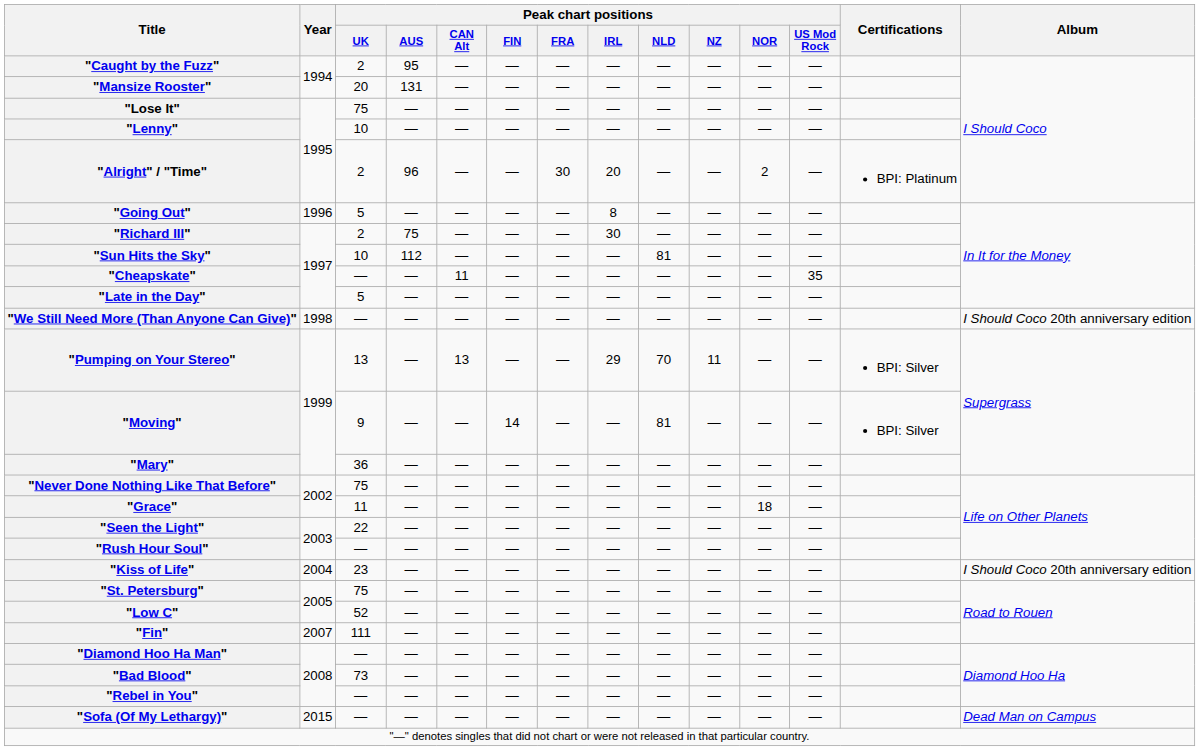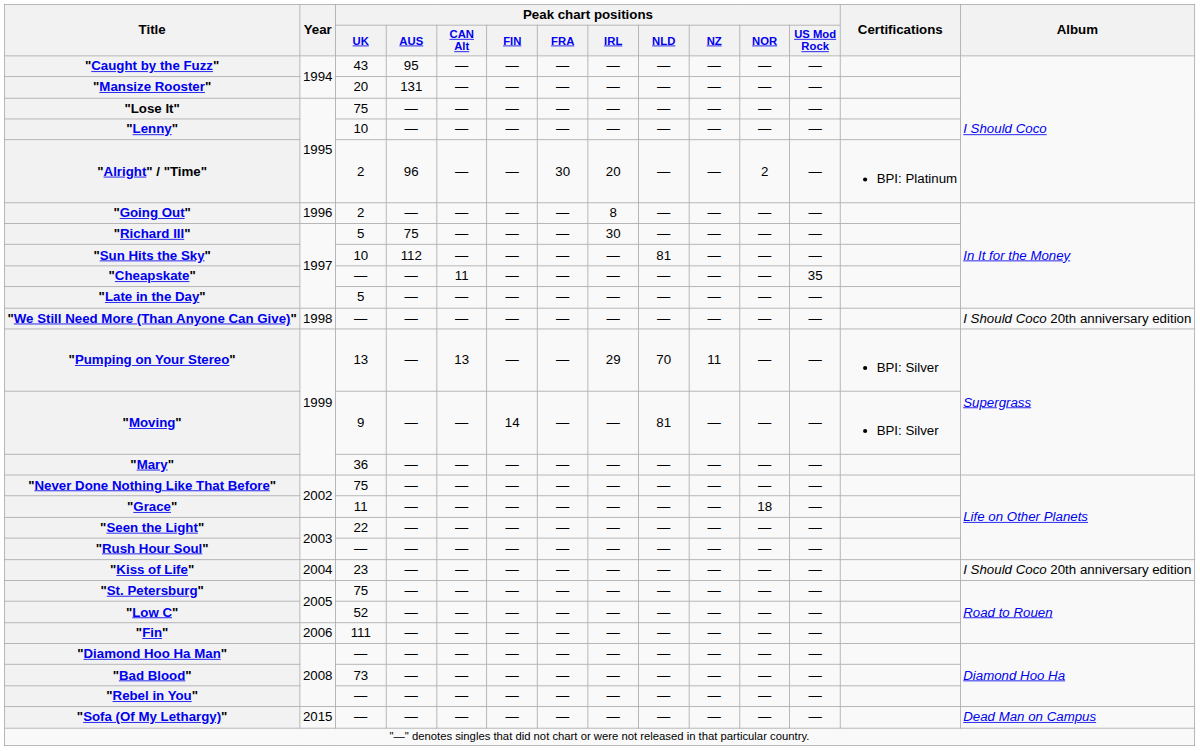(361, 66) 2 -> (361, 66) 43
(361, 213) 5 -> (361, 213) 2
(361, 234) 2 -> (361, 234) 5
(318, 633) 2007 -> (318, 633) 2006
